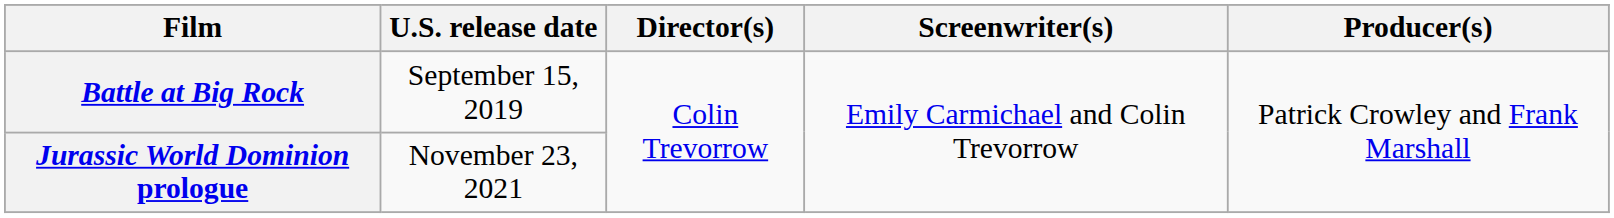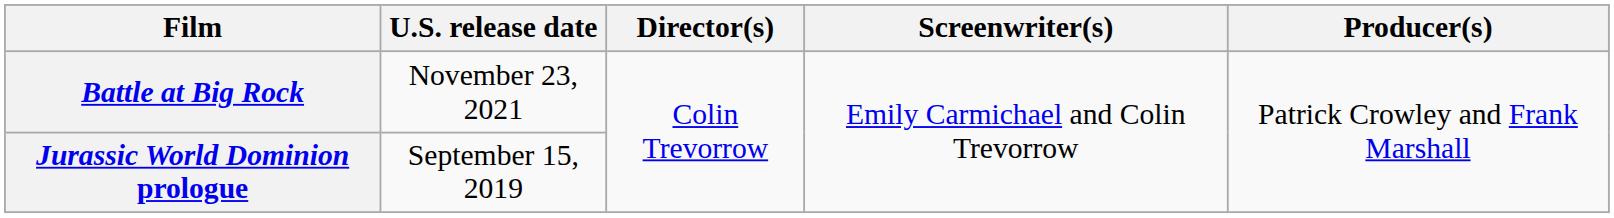(493, 91) September 15, 2019 -> (493, 91) November 23, 2021
(493, 171) November 23, 2021 -> (493, 171) September 15, 2019
